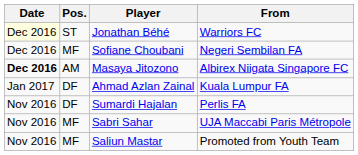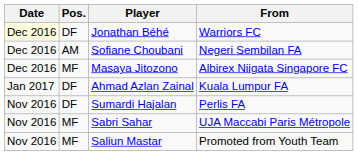(70, 31) ST -> (69, 31) DF
(71, 50) MF -> (70, 50) AM
(32, 68) bold -> (32, 68) normal
(71, 68) AM -> (70, 68) MF
